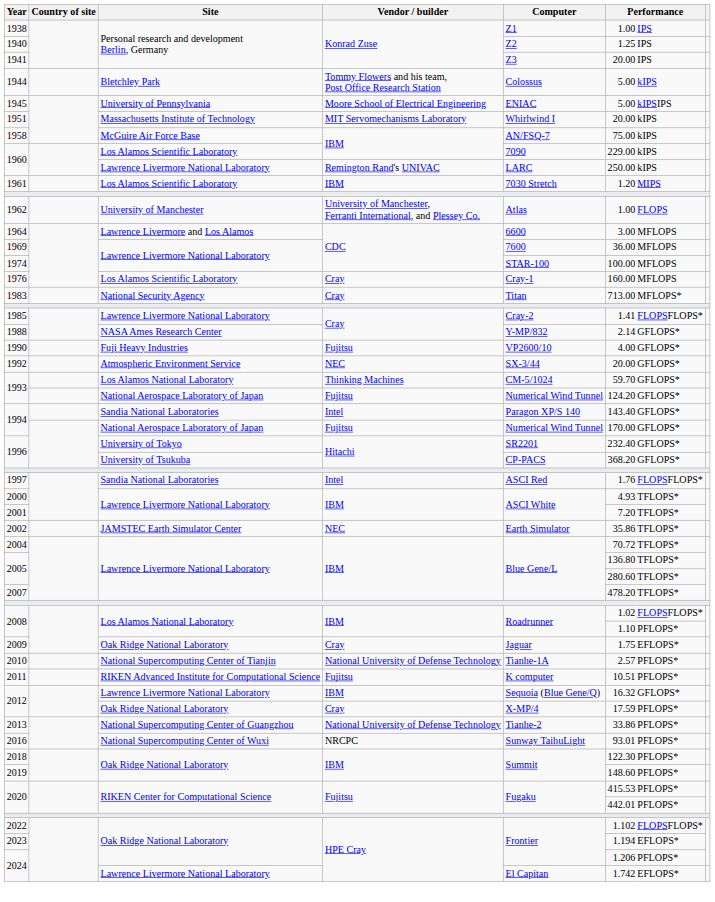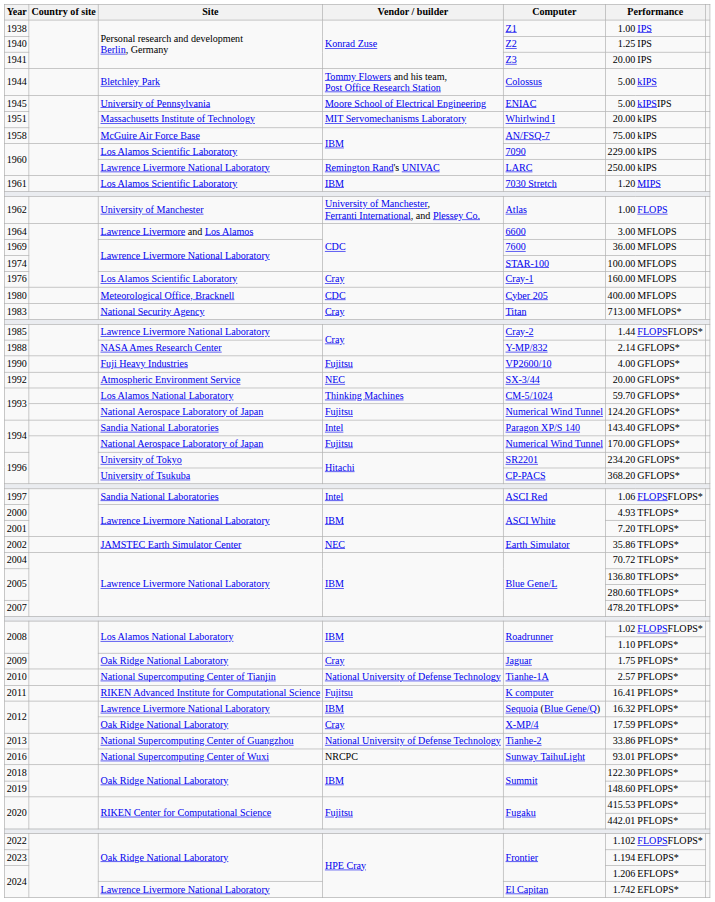+ row: (17, 295)
(627, 316) 1.41 -> (627, 332) 1.44
(621, 444) 232.40 -> (621, 460) 234.20
(627, 480) 1.76 -> (627, 496) 1.06
(658, 645) EFLOPS* -> (658, 661) PFLOPS*
(624, 677) 10.51 -> (624, 693) 16.41
(659, 693) GFLOPS* -> (658, 709) PFLOPS*
(658, 857) PFLOPS* -> (658, 873) EFLOPS*
